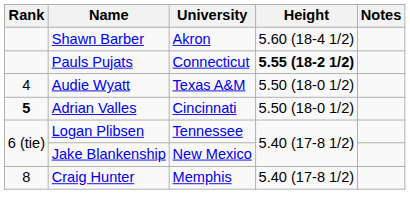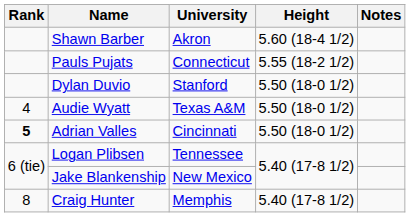(306, 62) bold -> (306, 62) normal
+ row: (91, 85)
